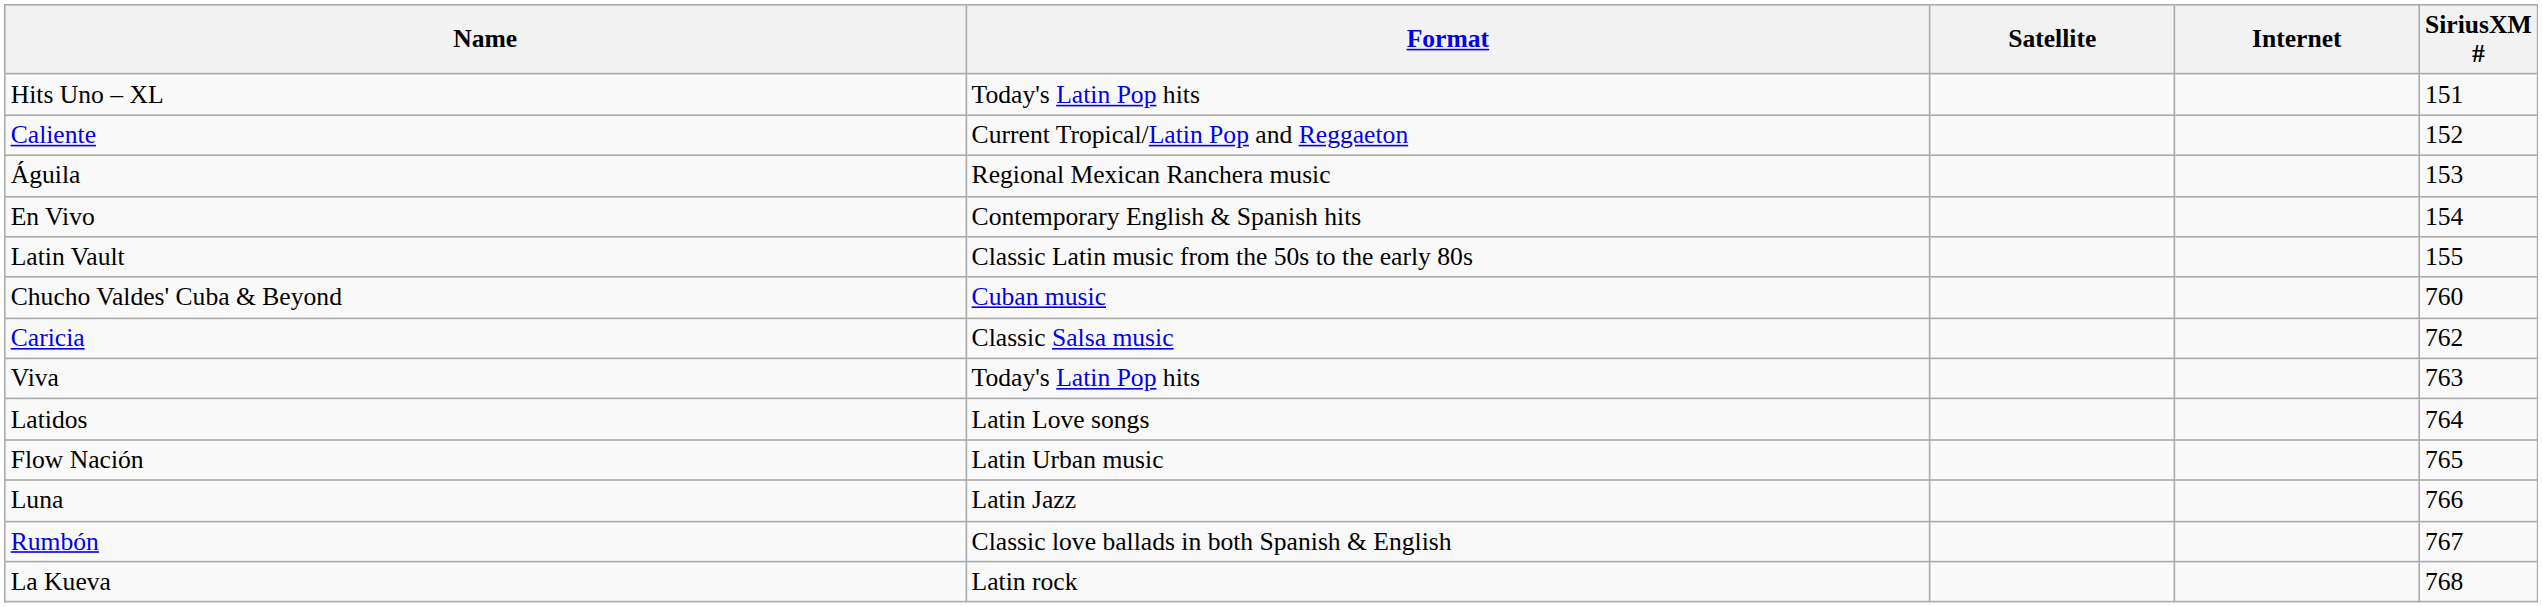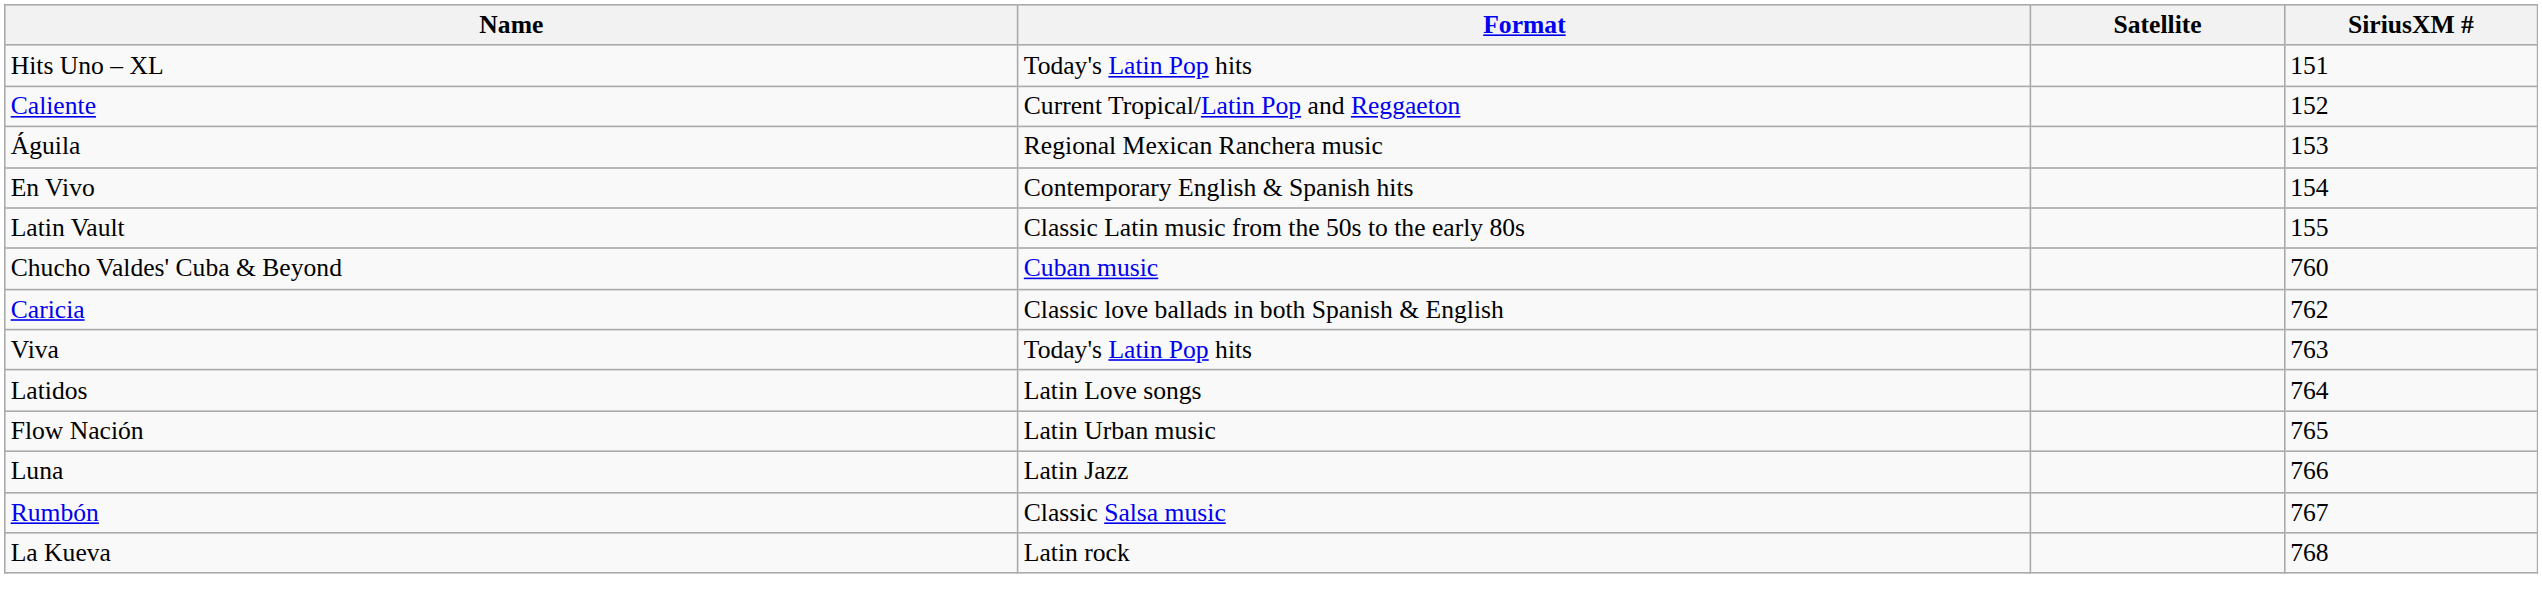- column: (2297, 39)
(1073, 337) Classic Salsa music -> (1264, 308) Classic love ballads in both Spanish & English
(1212, 540) Classic love ballads in both Spanish & English -> (1125, 512) Classic Salsa music
